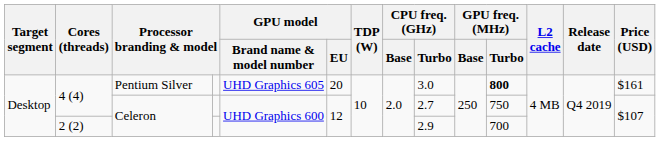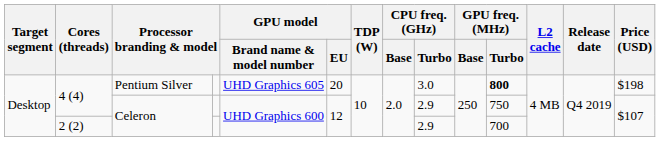(631, 85) $161 -> (631, 85) $198
(426, 105) 2.7 -> (426, 105) 2.9
